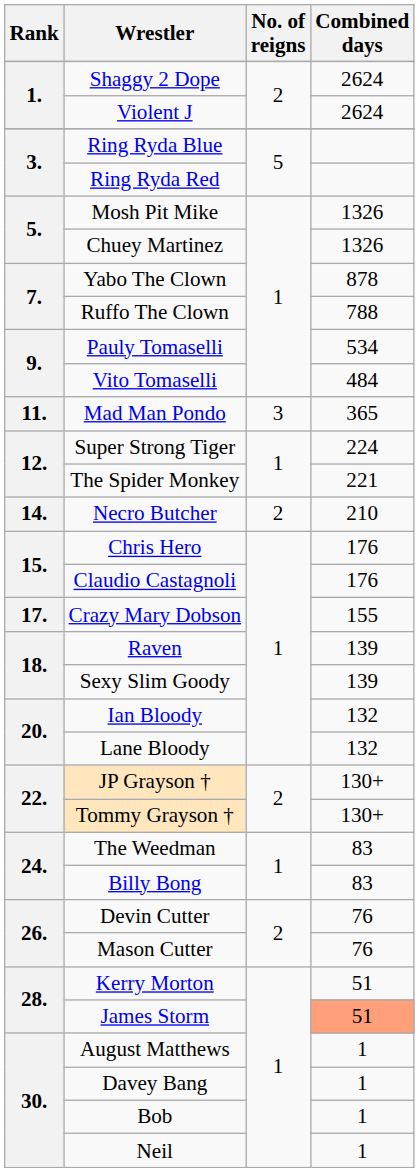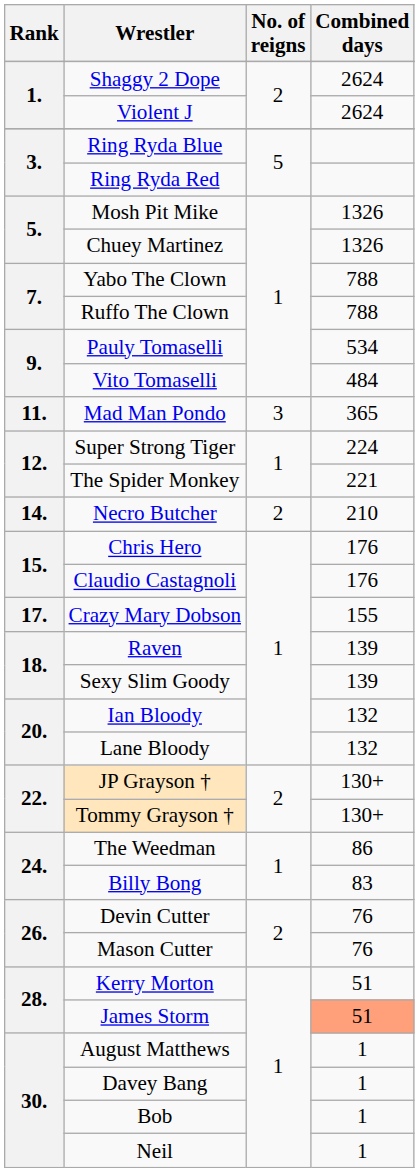(362, 279) 878 -> (362, 279) 788
(362, 848) 83 -> (362, 848) 86
